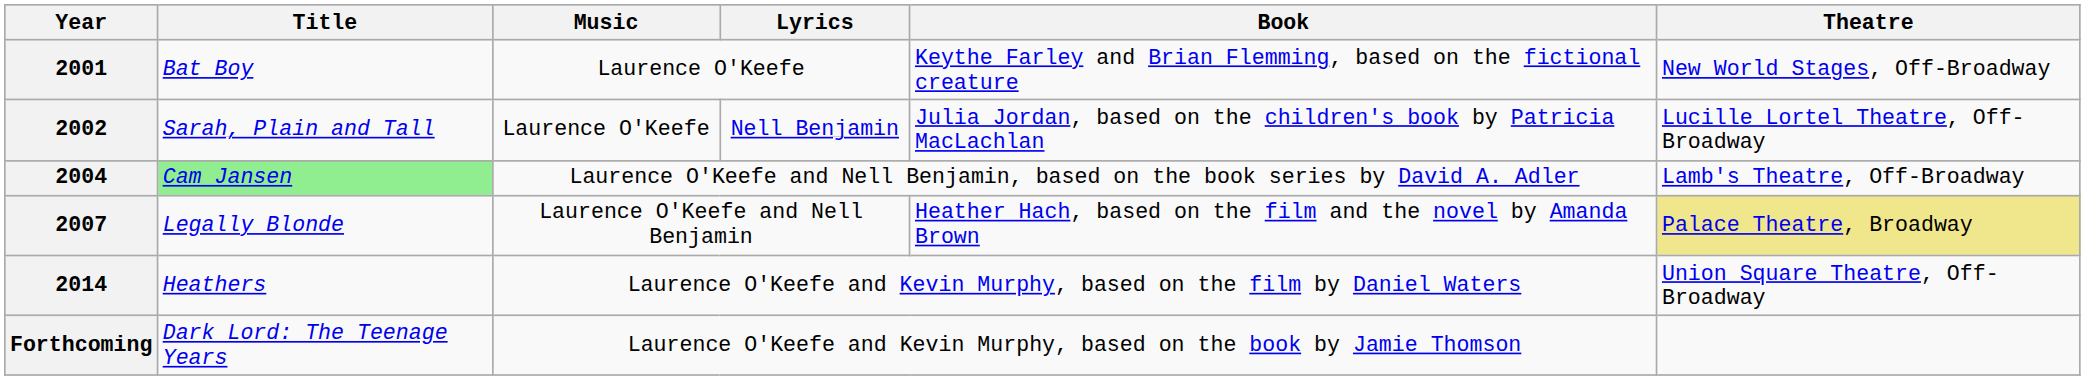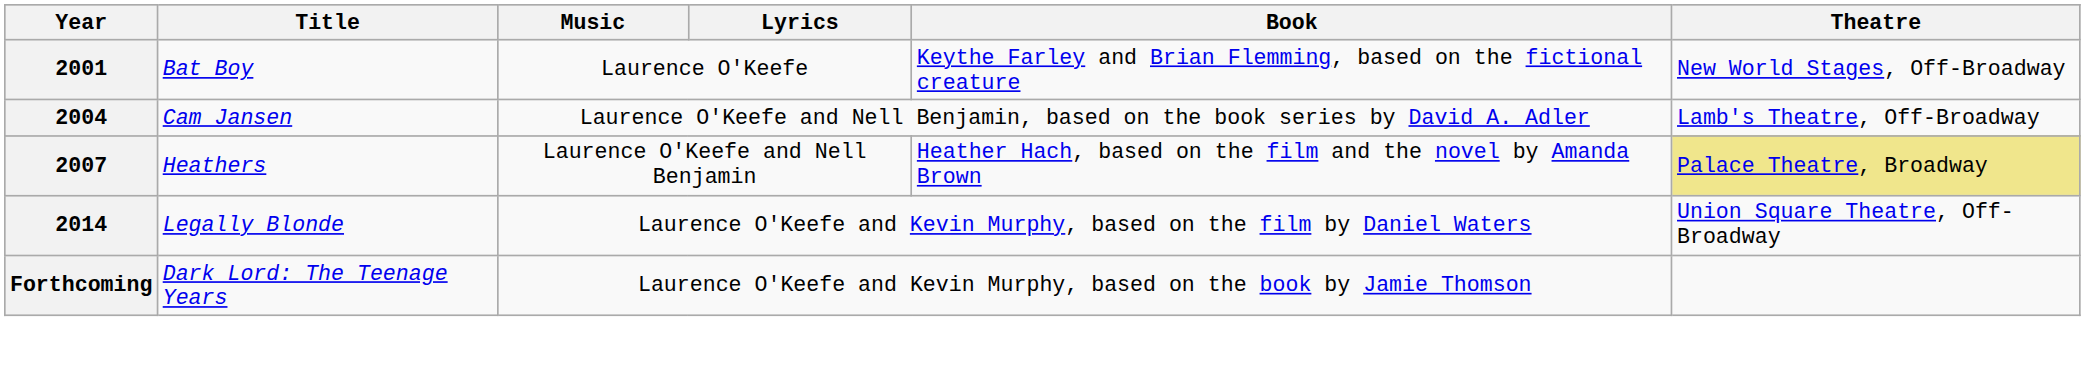- row: (81, 130)
(227, 178) lightgreen background -> (227, 118) no background
(253, 225) Legally Blonde -> (215, 165) Heathers
(215, 285) Heathers -> (253, 225) Legally Blonde
